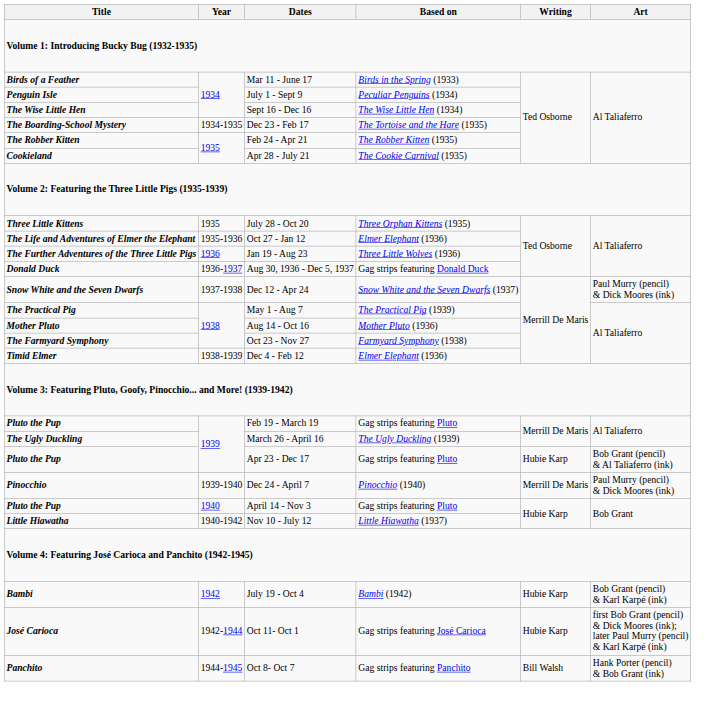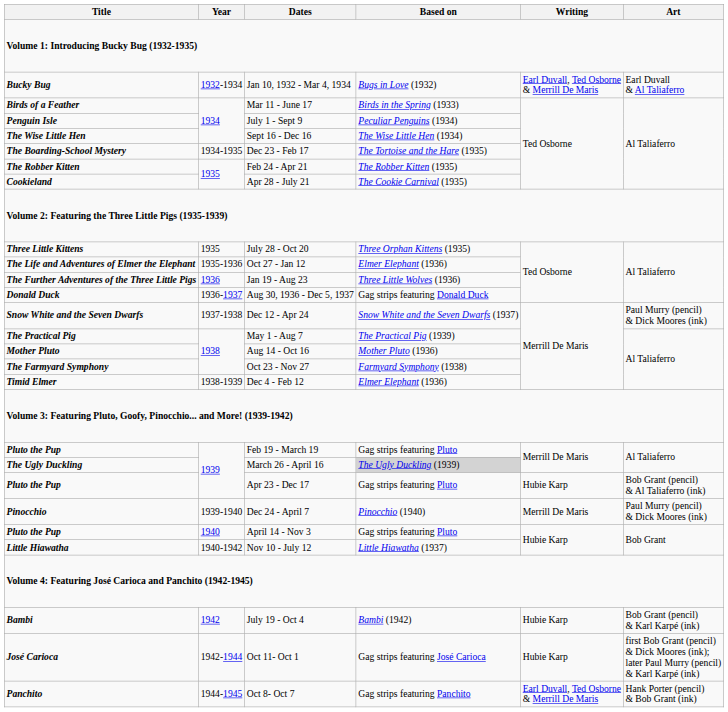+ row: (299, 85)
(409, 439) no background -> (409, 465) lightgrey background
(543, 668) Bill Walsh -> (572, 694) Earl Duvall, Ted Osborne & Merrill De Maris
